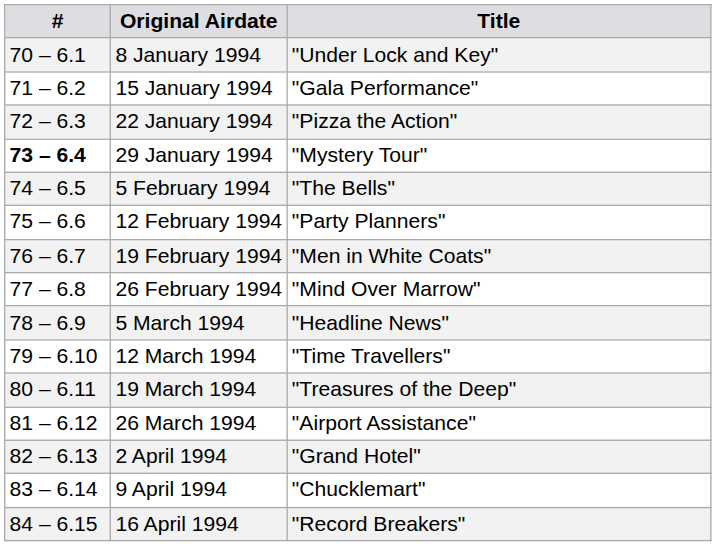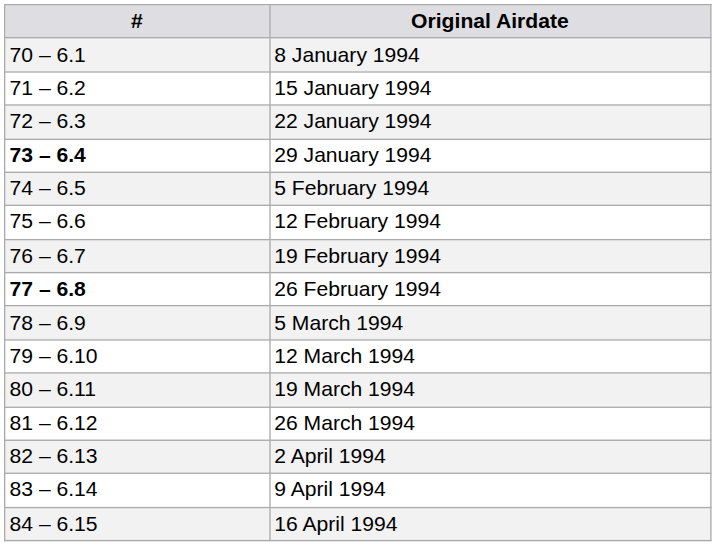- column: (499, 21)
(48, 289) normal -> (48, 289) bold
